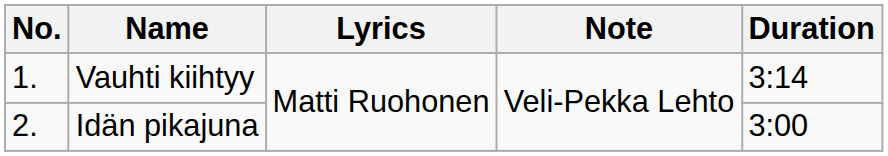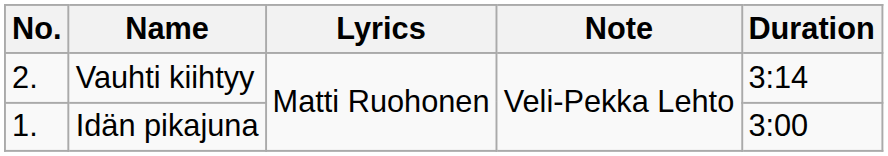(25, 77) 1. -> (25, 77) 2.
(25, 126) 2. -> (25, 126) 1.
